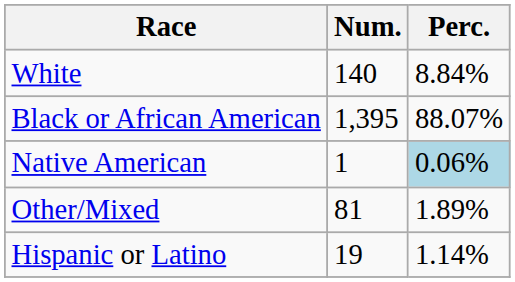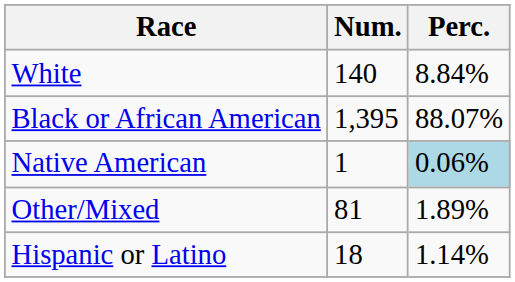(348, 254) 19 -> (348, 254) 18
